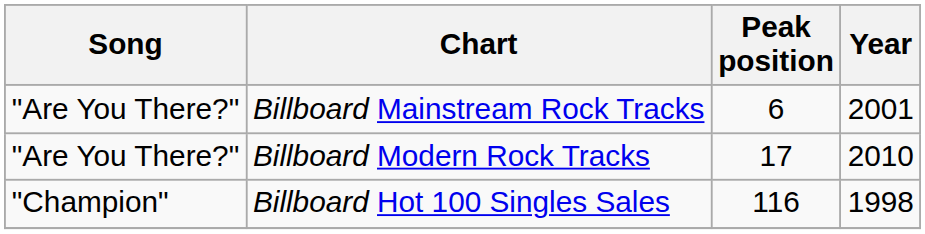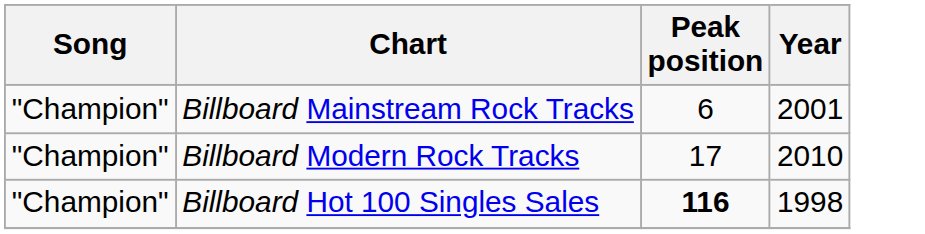(125, 108) "Are You There?" -> (90, 108) "Champion"
(125, 155) "Are You There?" -> (90, 155) "Champion"
(776, 203) normal -> (705, 203) bold
